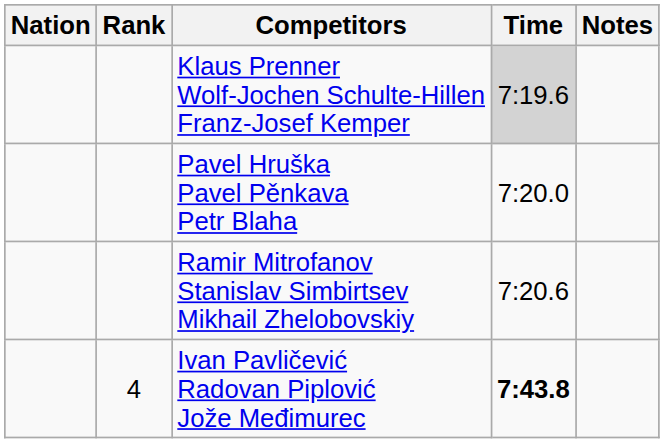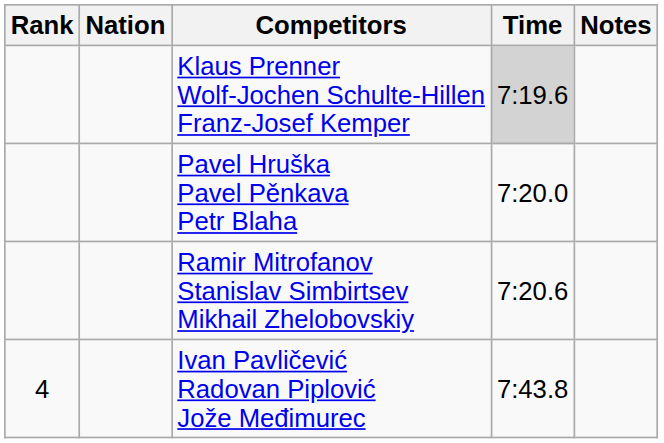columns swapped: (134, 25) <-> (51, 25)
(533, 389) bold -> (533, 389) normal
